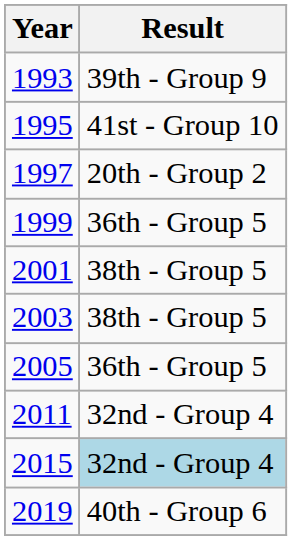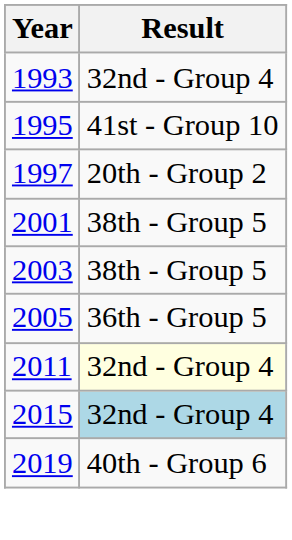(177, 76) 39th - Group 9 -> (180, 76) 32nd - Group 4
- row: (42, 221)
(180, 414) no background -> (180, 366) lightyellow background
